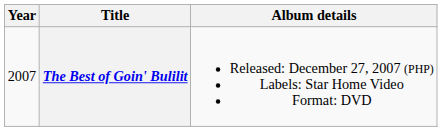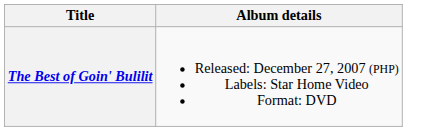- column: (22, 15)
